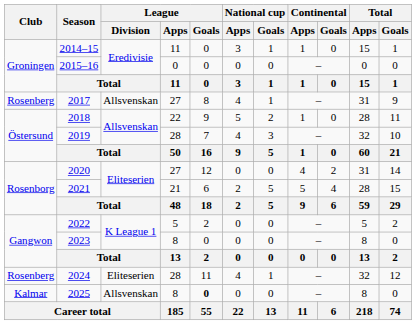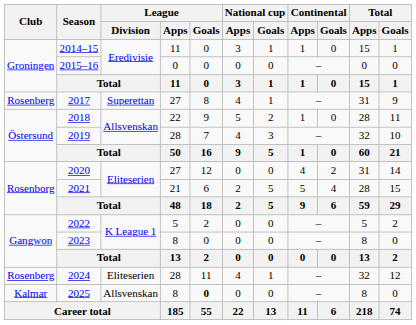(131, 100) Allsvenskan -> (131, 100) Superettan
